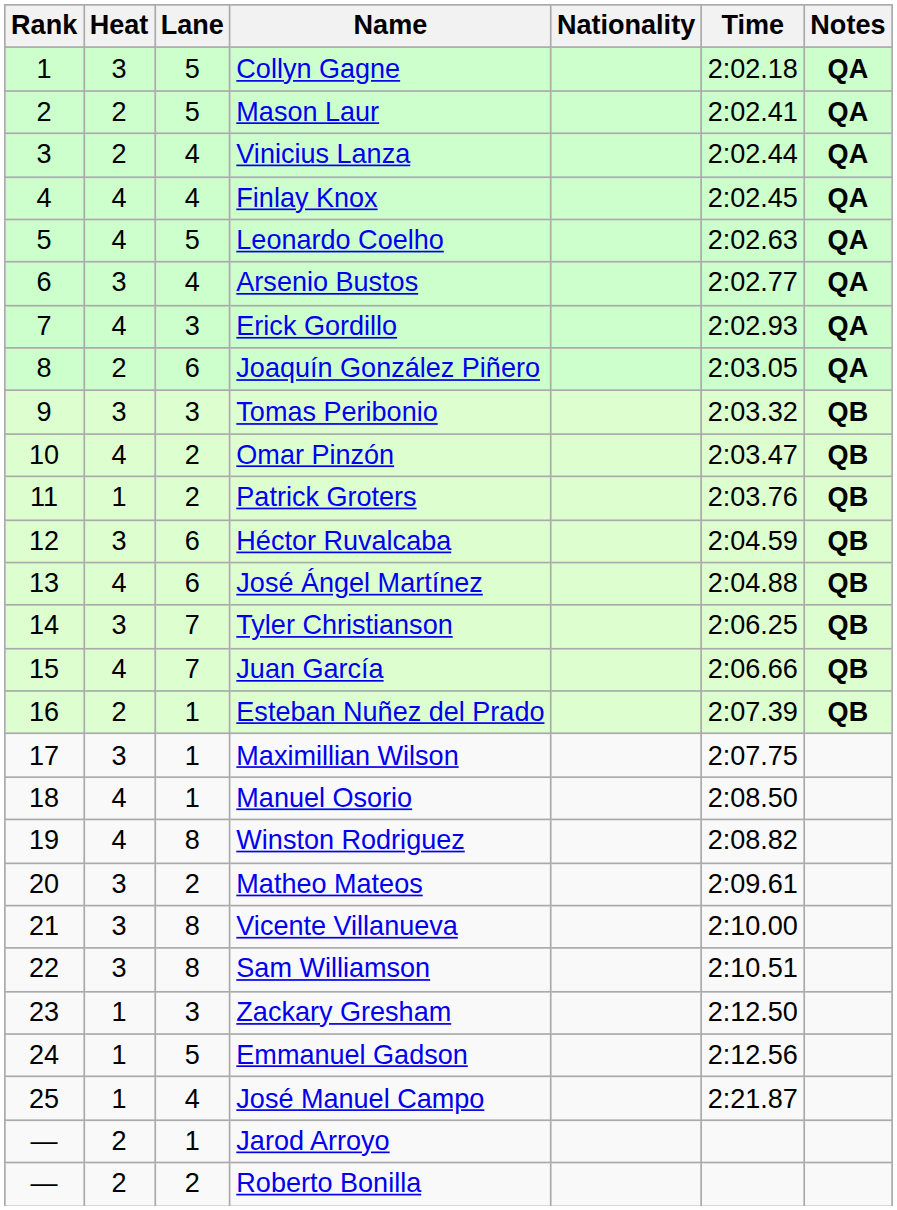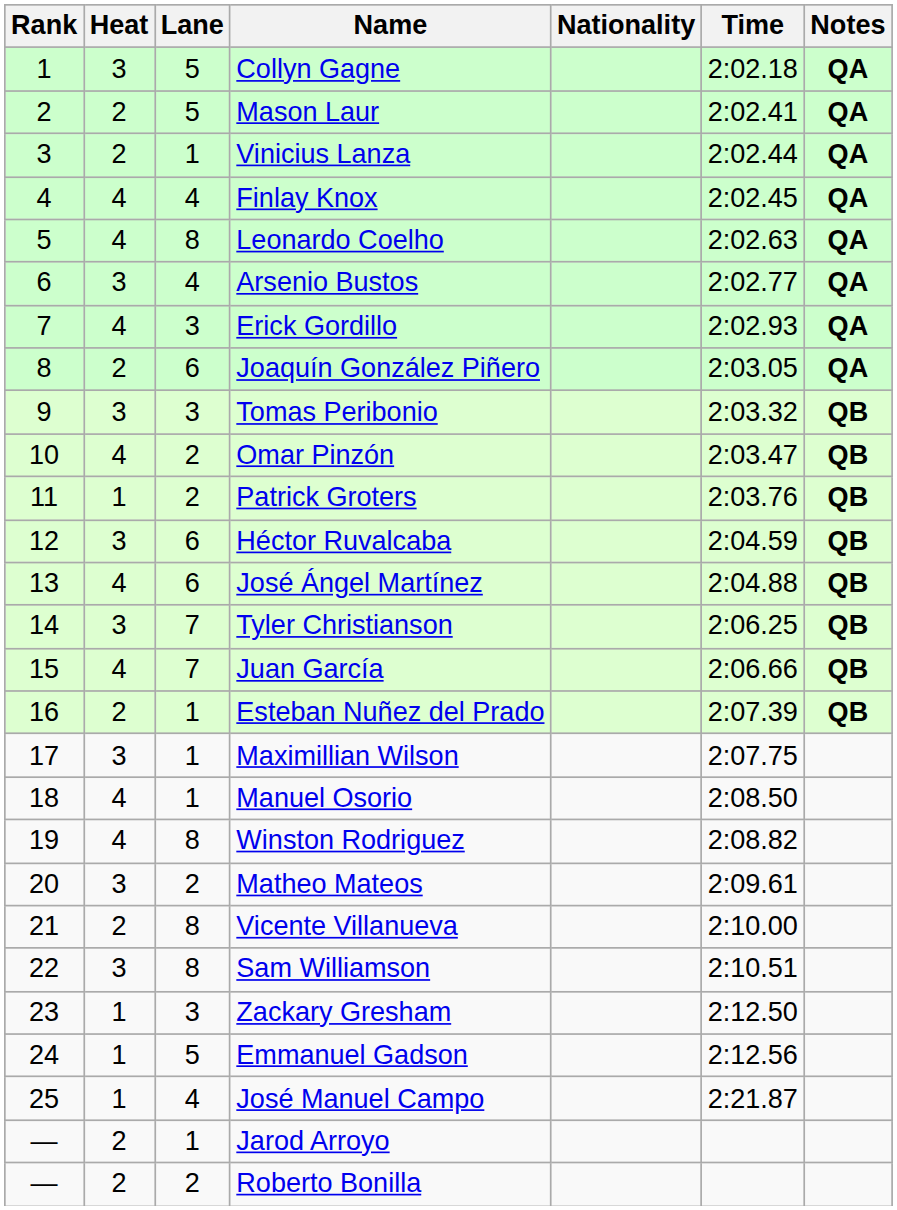(192, 154) 4 -> (192, 154) 1
(192, 240) 5 -> (192, 240) 8
(119, 926) 3 -> (119, 926) 2
